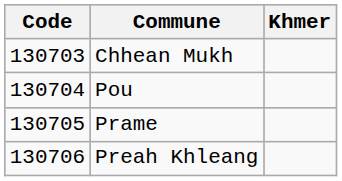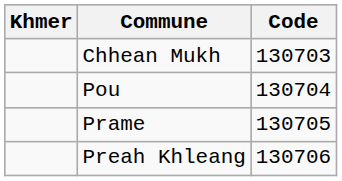columns swapped: (47, 22) <-> (300, 22)
